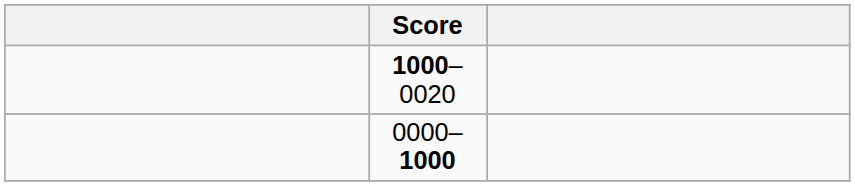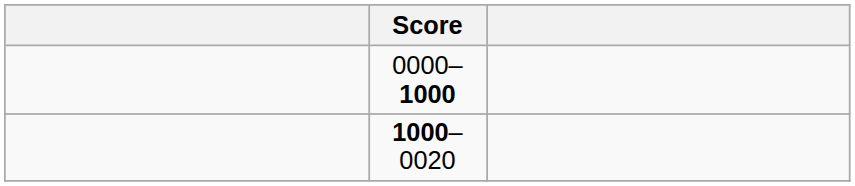rows swapped: (428, 79) <-> (428, 148)
